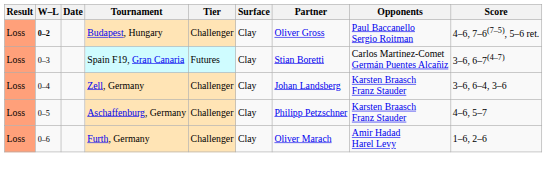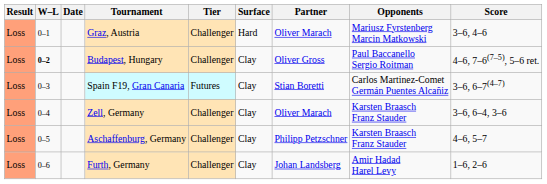+ row: (113, 33)
(308, 86) Johan Landsberg -> (303, 112) Oliver Marach
(303, 139) Oliver Marach -> (308, 165) Johan Landsberg
